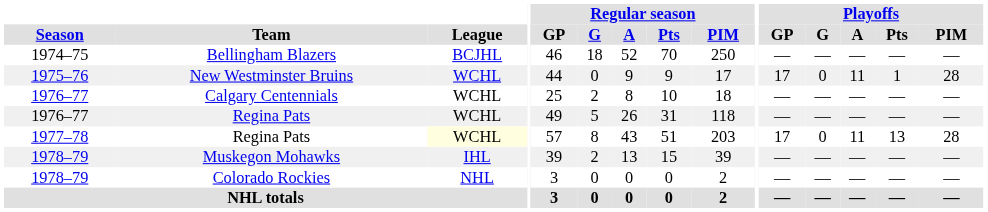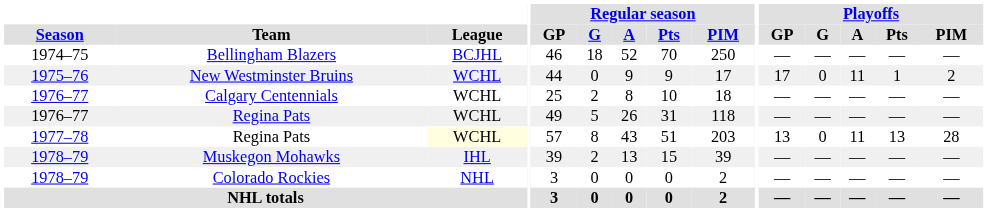(951, 75) 28 -> (951, 75) 2
(782, 136) 17 -> (782, 136) 13
